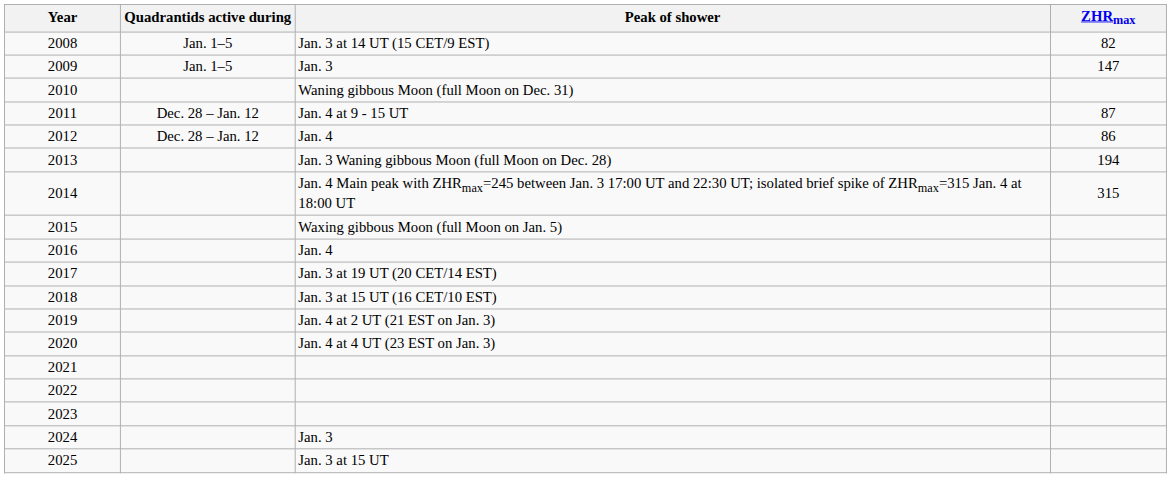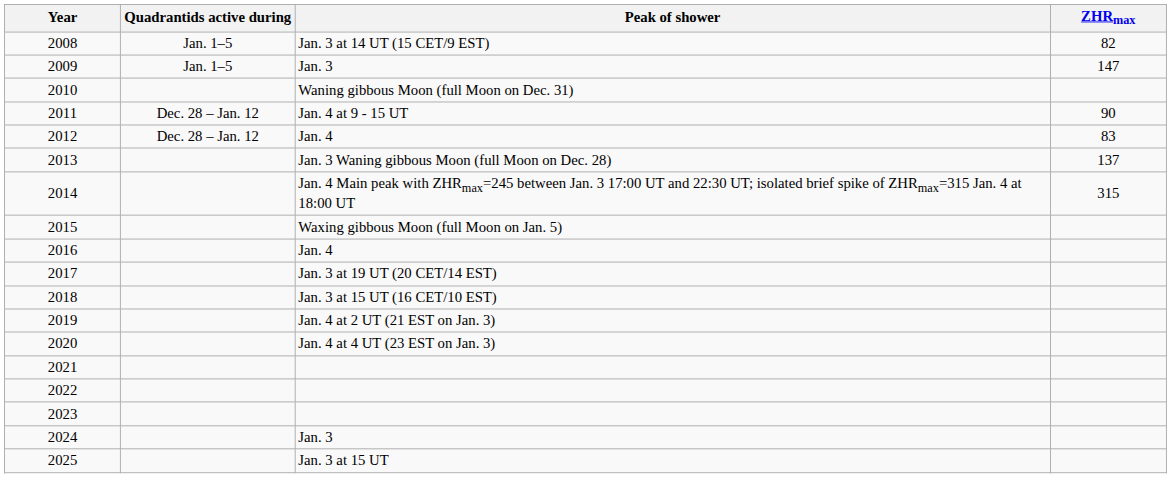(1108, 113) 87 -> (1108, 113) 90
(1108, 136) 86 -> (1108, 136) 83
(1108, 160) 194 -> (1108, 160) 137
